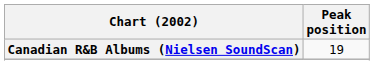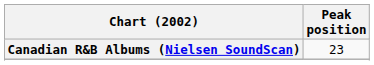(337, 49) 19 -> (337, 49) 23
